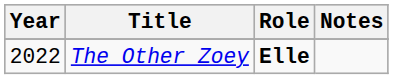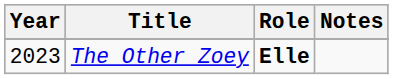(35, 57) 2022 -> (35, 57) 2023
